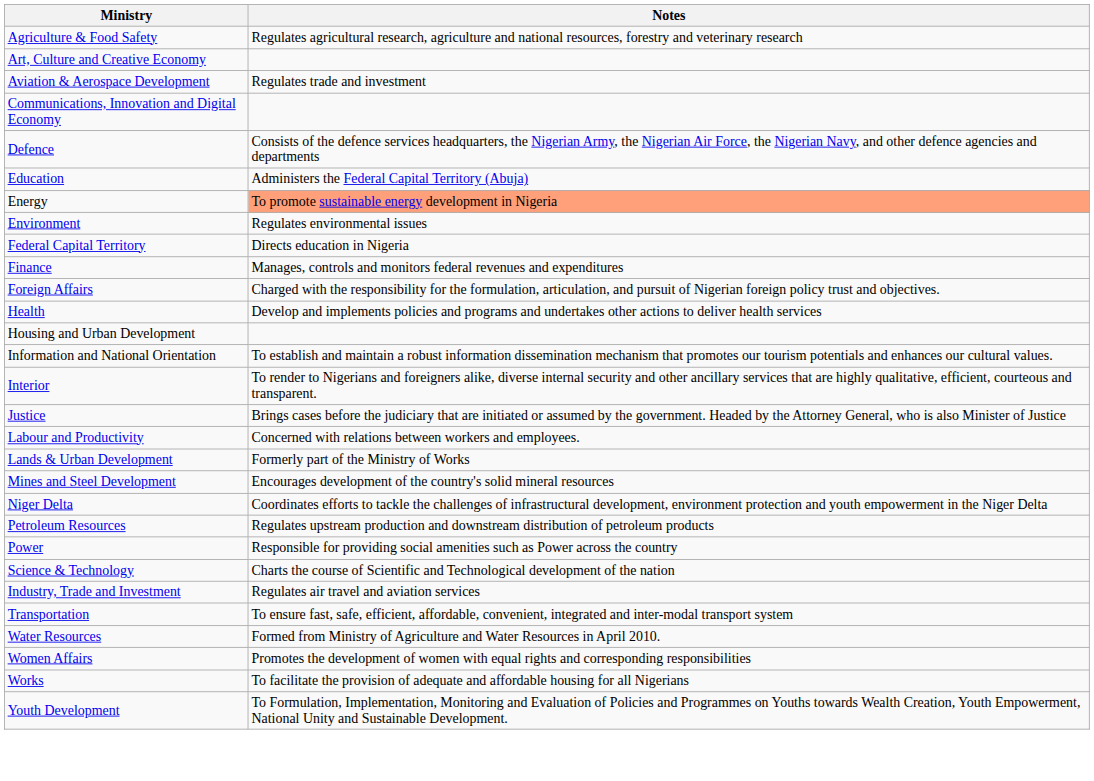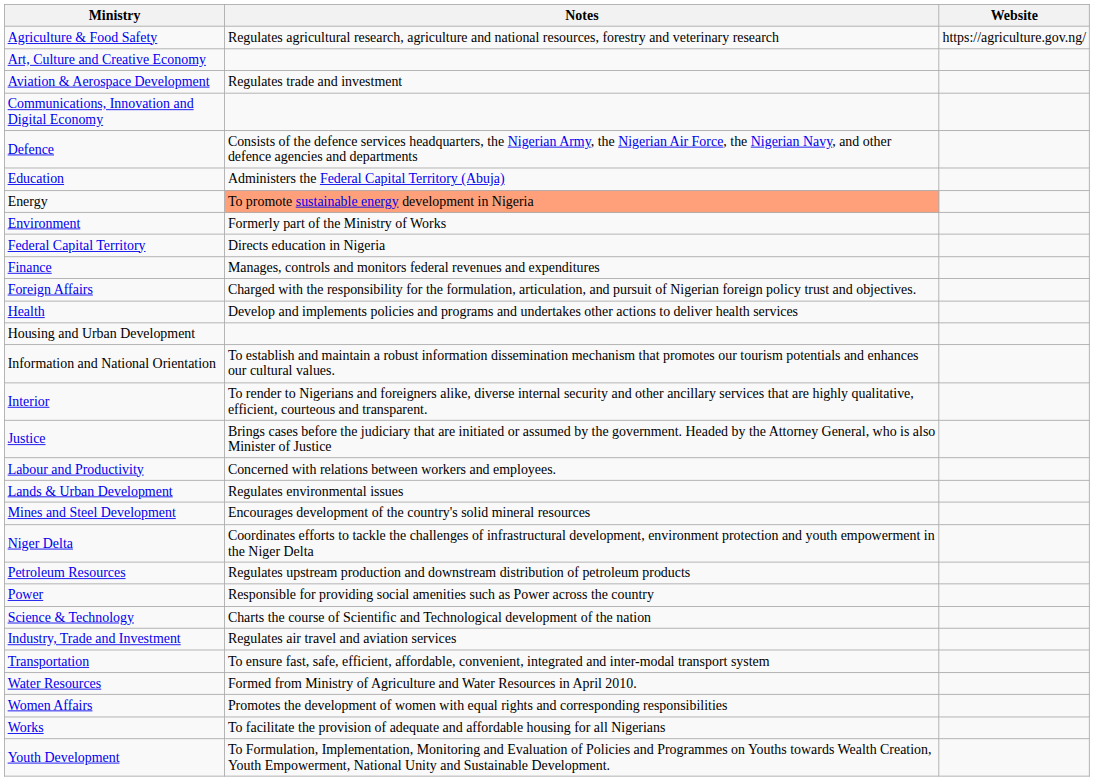+ column: (1014, 15)
(339, 223) Regulates environmental issues -> (337, 223) Formerly part of the Ministry of Works
(361, 459) Formerly part of the Ministry of Works -> (316, 491) Regulates environmental issues
